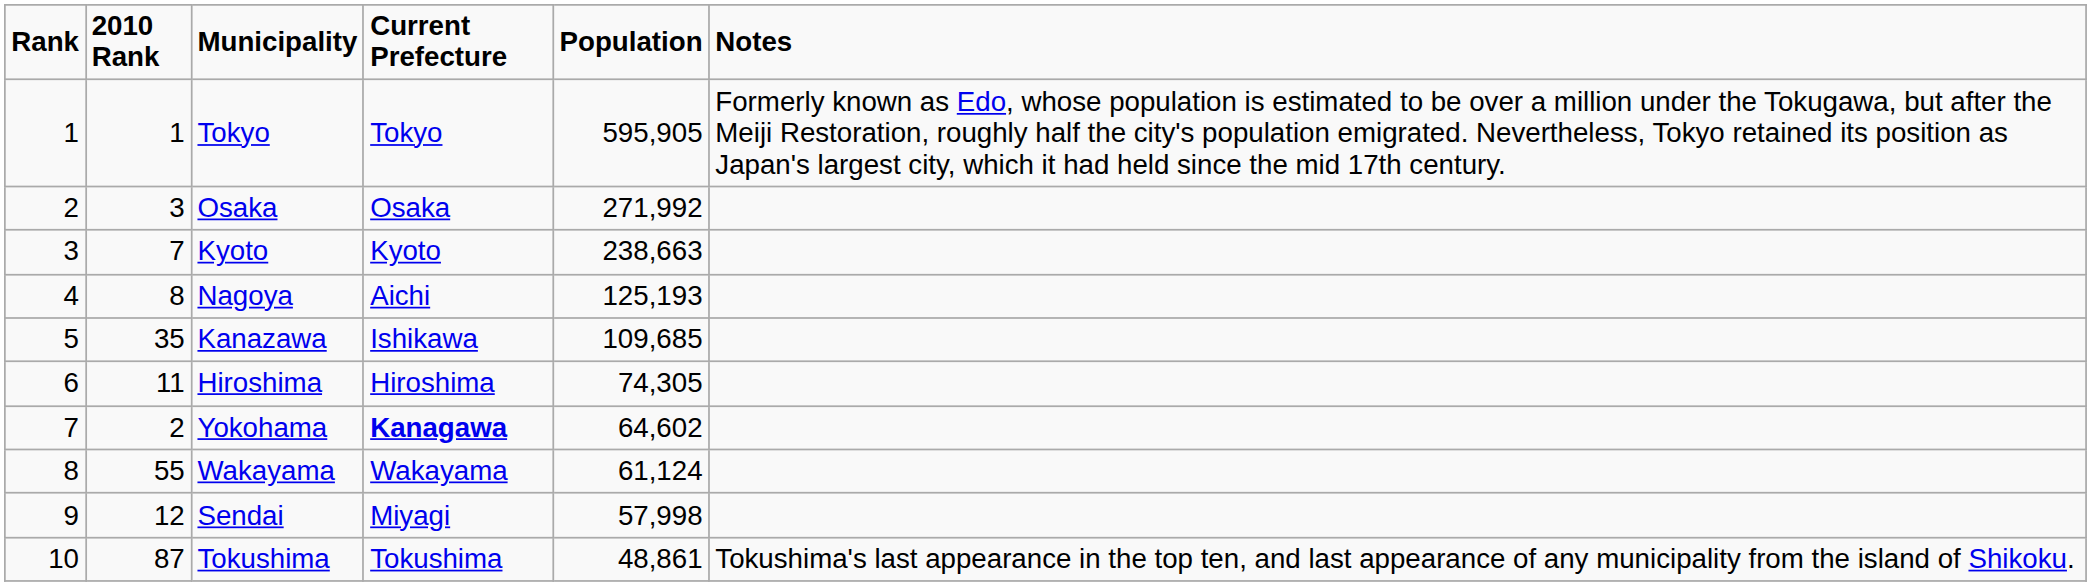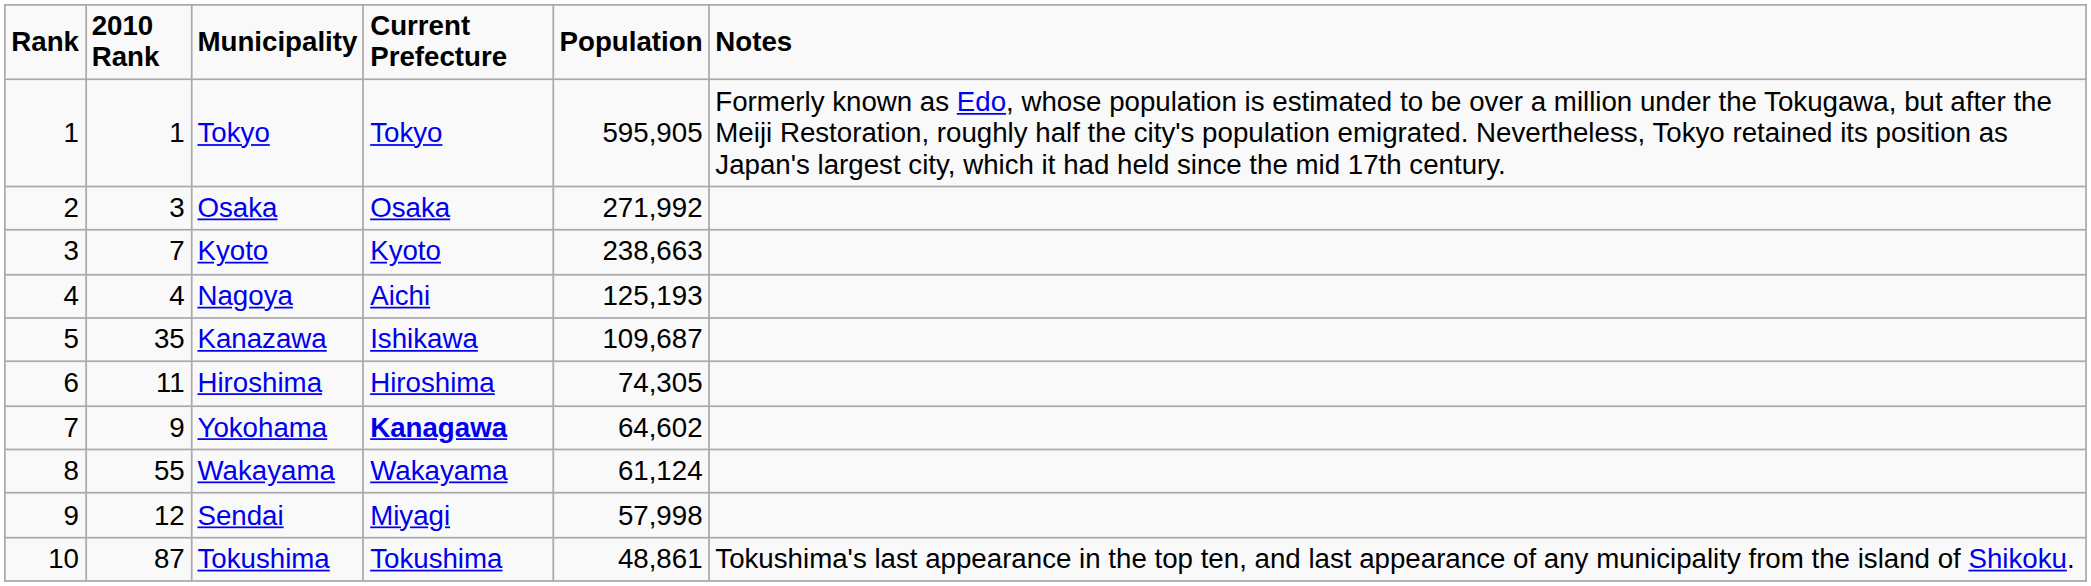(177, 295) 8 -> (177, 295) 4
(653, 339) 109,685 -> (653, 339) 109,687
(177, 427) 2 -> (177, 427) 9
